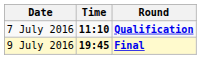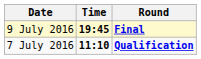rows swapped: (40, 29) <-> (40, 46)
